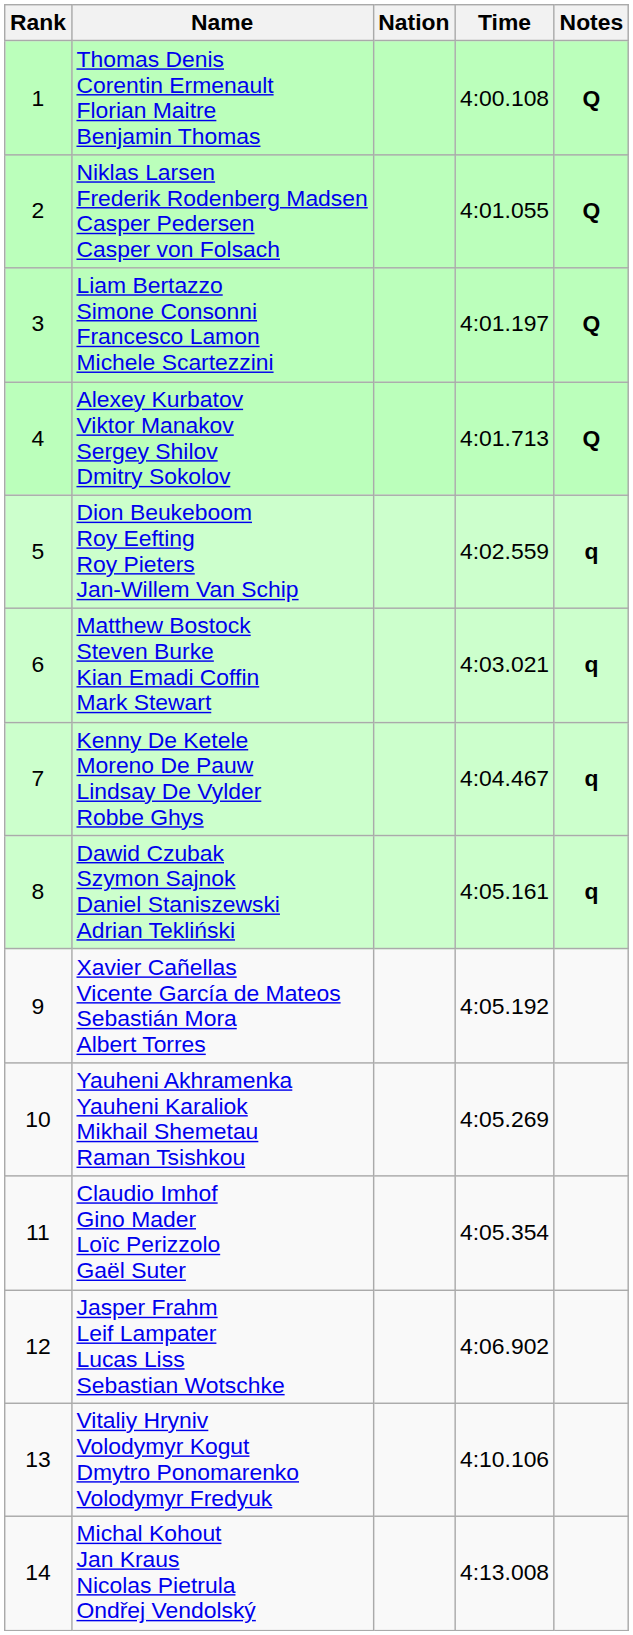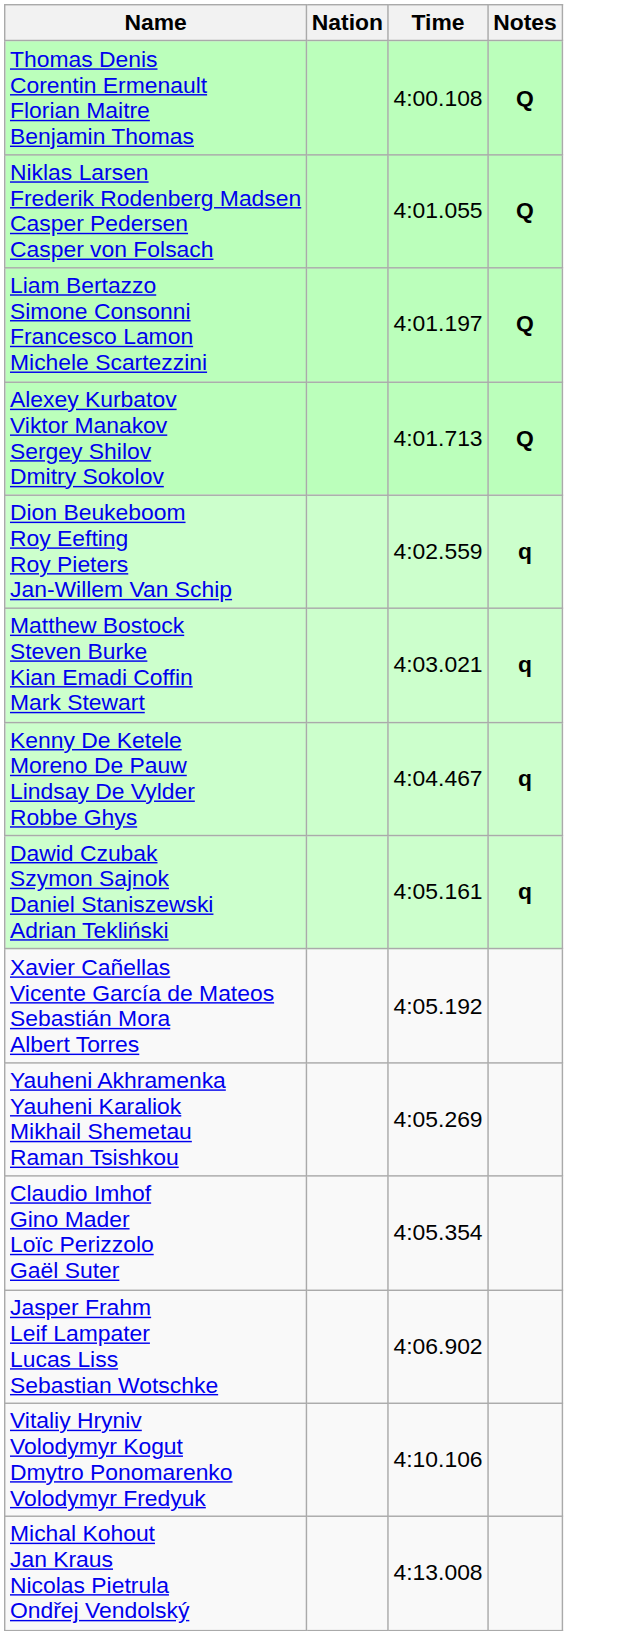- column: (38, 22)
